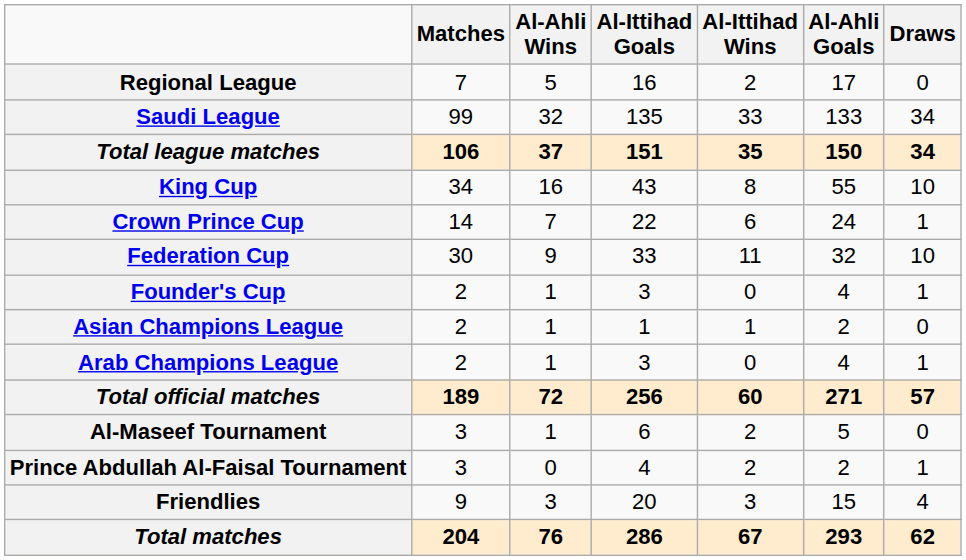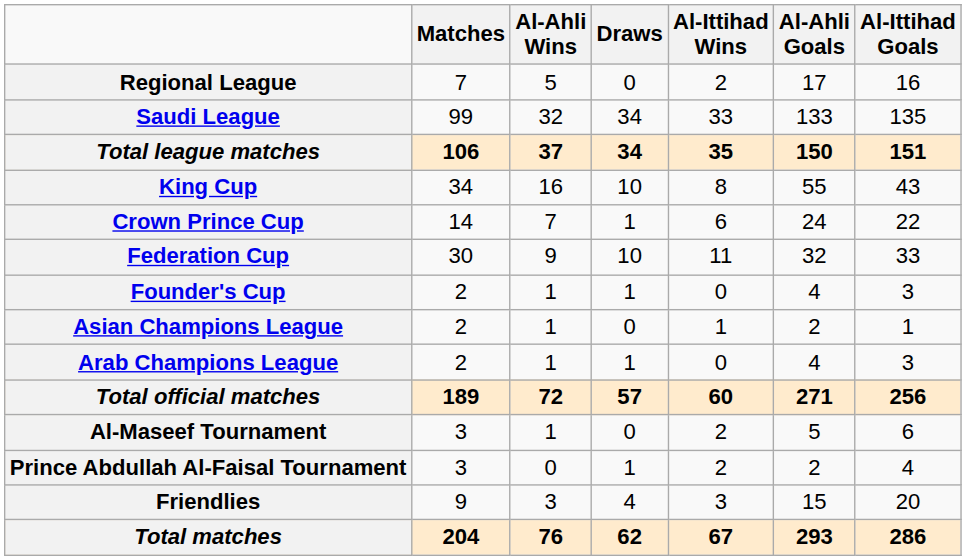columns swapped: (923, 34) <-> (644, 34)
